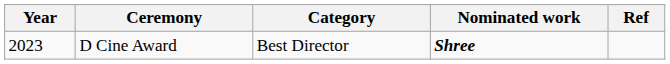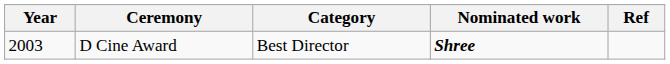(26, 45) 2023 -> (26, 45) 2003
